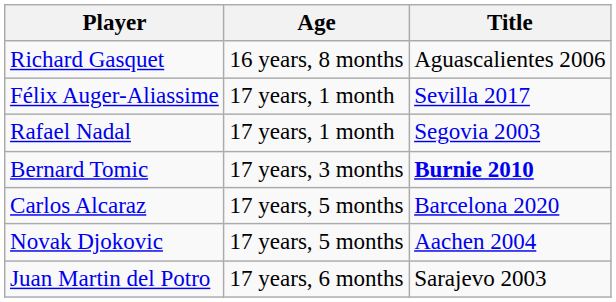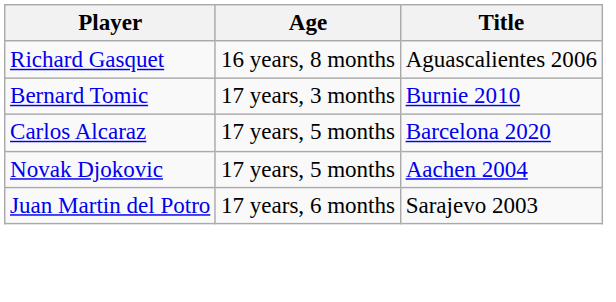- row: (114, 95)
- row: (70, 132)
(474, 168) bold -> (463, 95) normal
